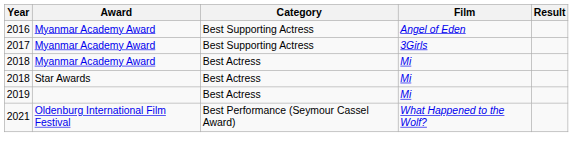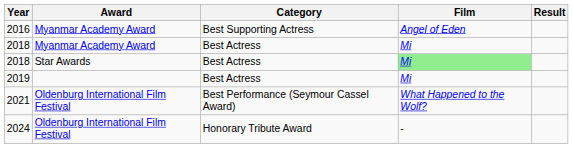- row: (18, 45)
(406, 78) no background -> (406, 62) lightgreen background
+ row: (18, 129)
